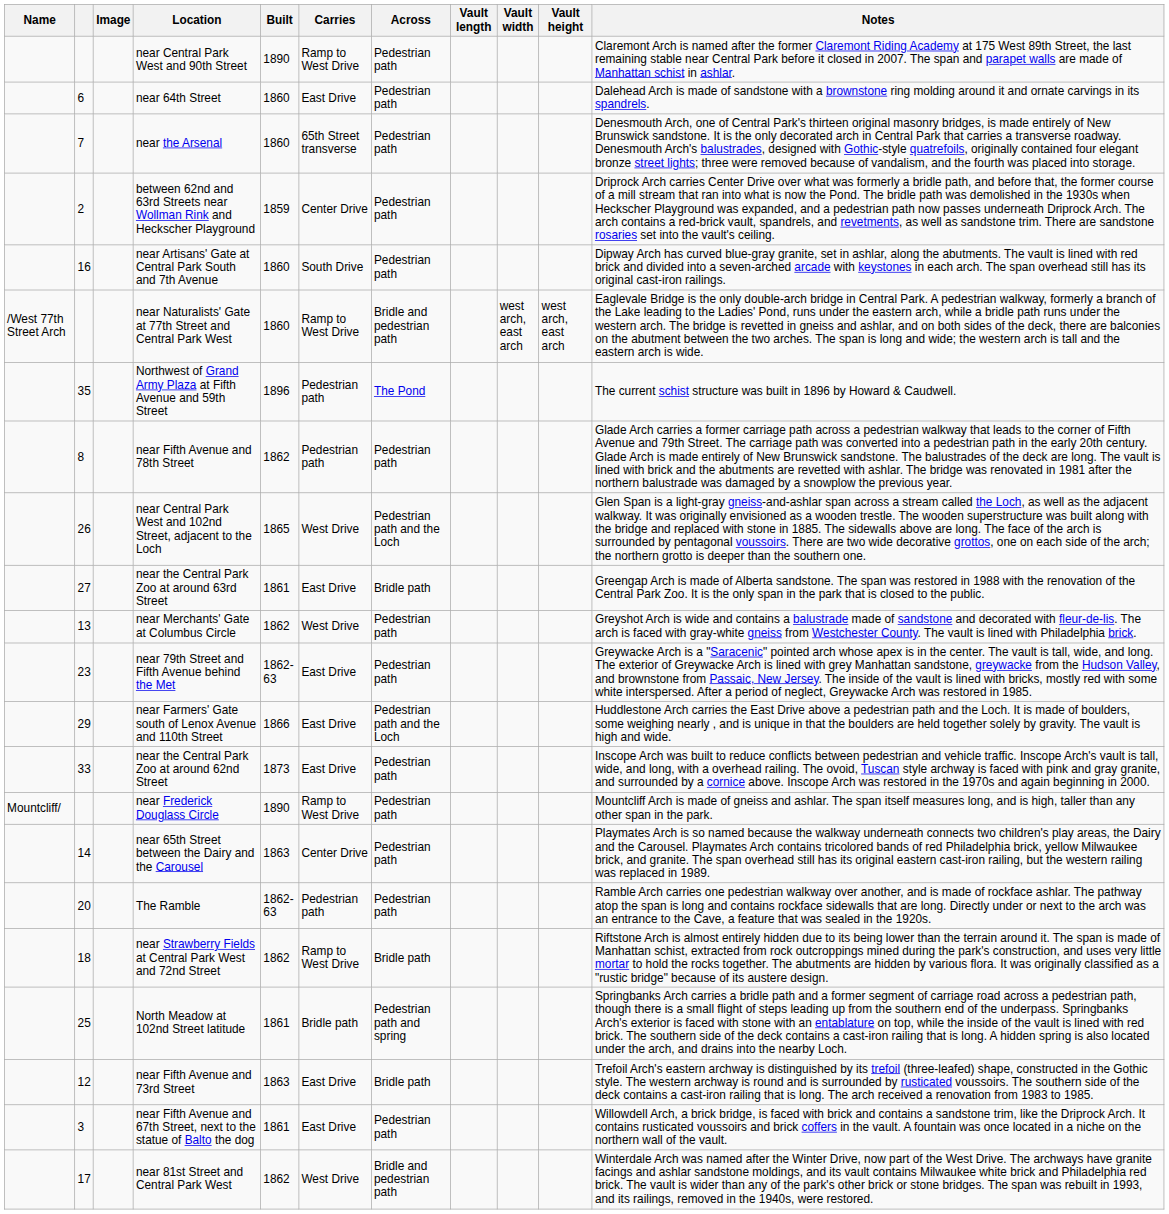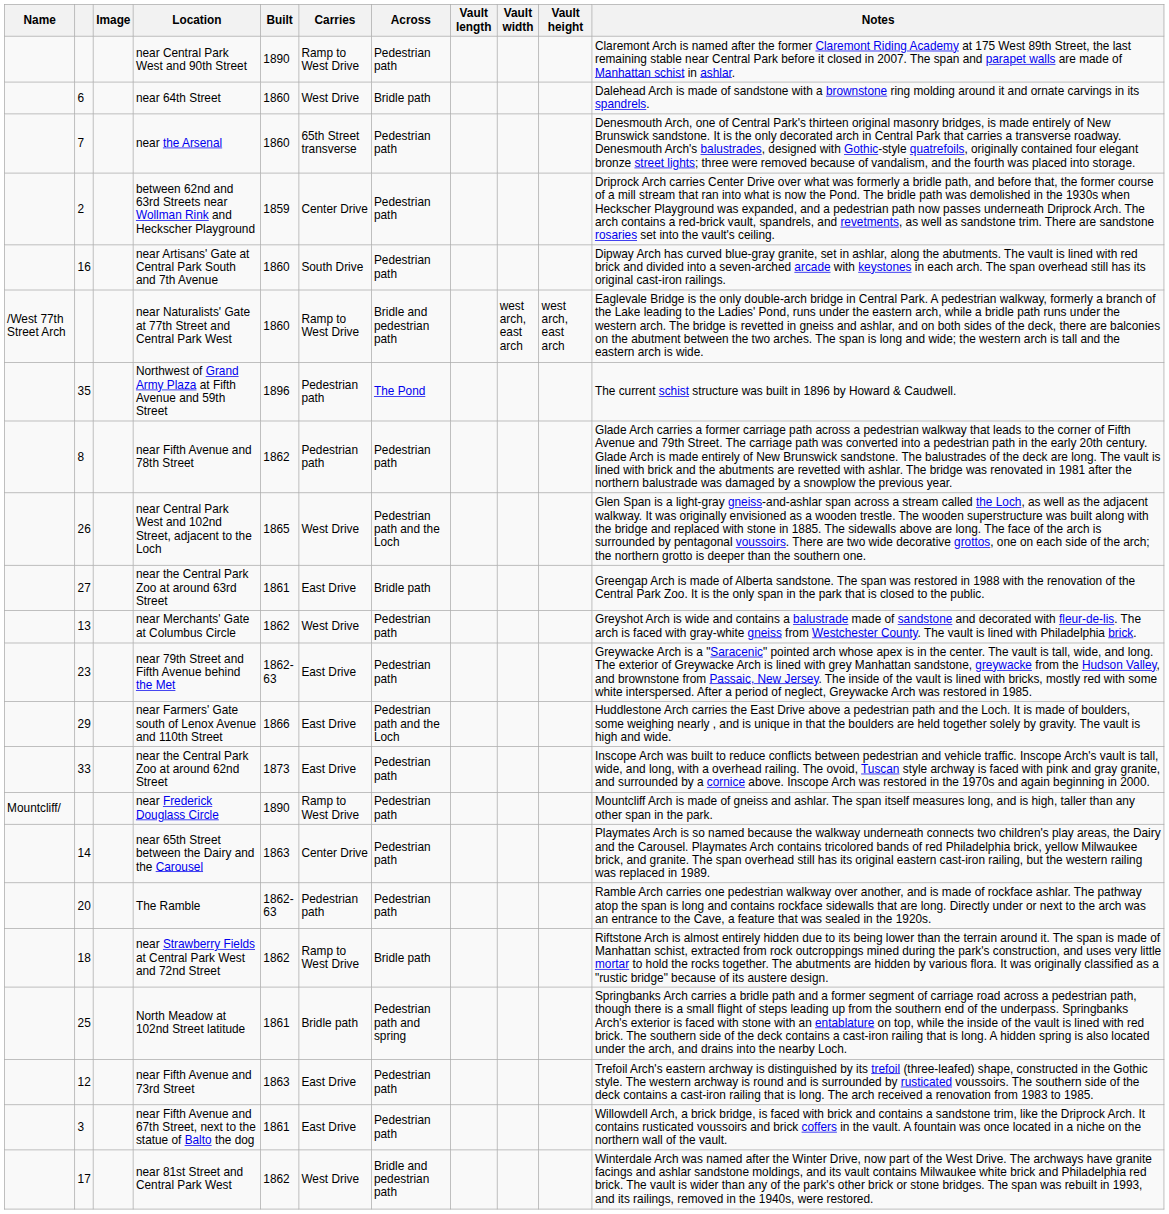(329, 98) East Drive -> (330, 98) West Drive
(402, 98) Pedestrian path -> (402, 98) Bridle path
(402, 1082) Bridle path -> (402, 1082) Pedestrian path
